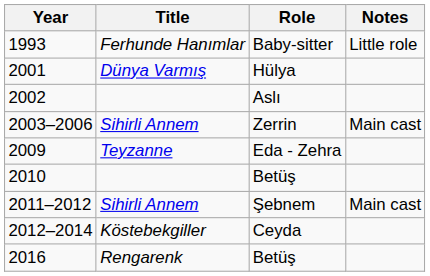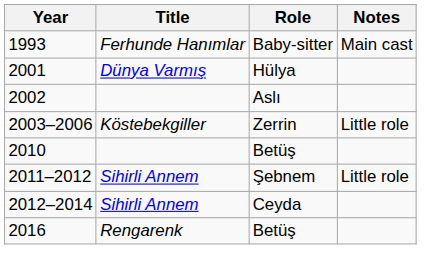(383, 44) Little role -> (377, 44) Main cast
(149, 124) Sihirli Annem -> (153, 124) Köstebekgiller
(385, 124) Main cast -> (375, 124) Little role
- row: (27, 151)
(385, 204) Main cast -> (375, 177) Little role
(153, 230) Köstebekgiller -> (149, 204) Sihirli Annem
